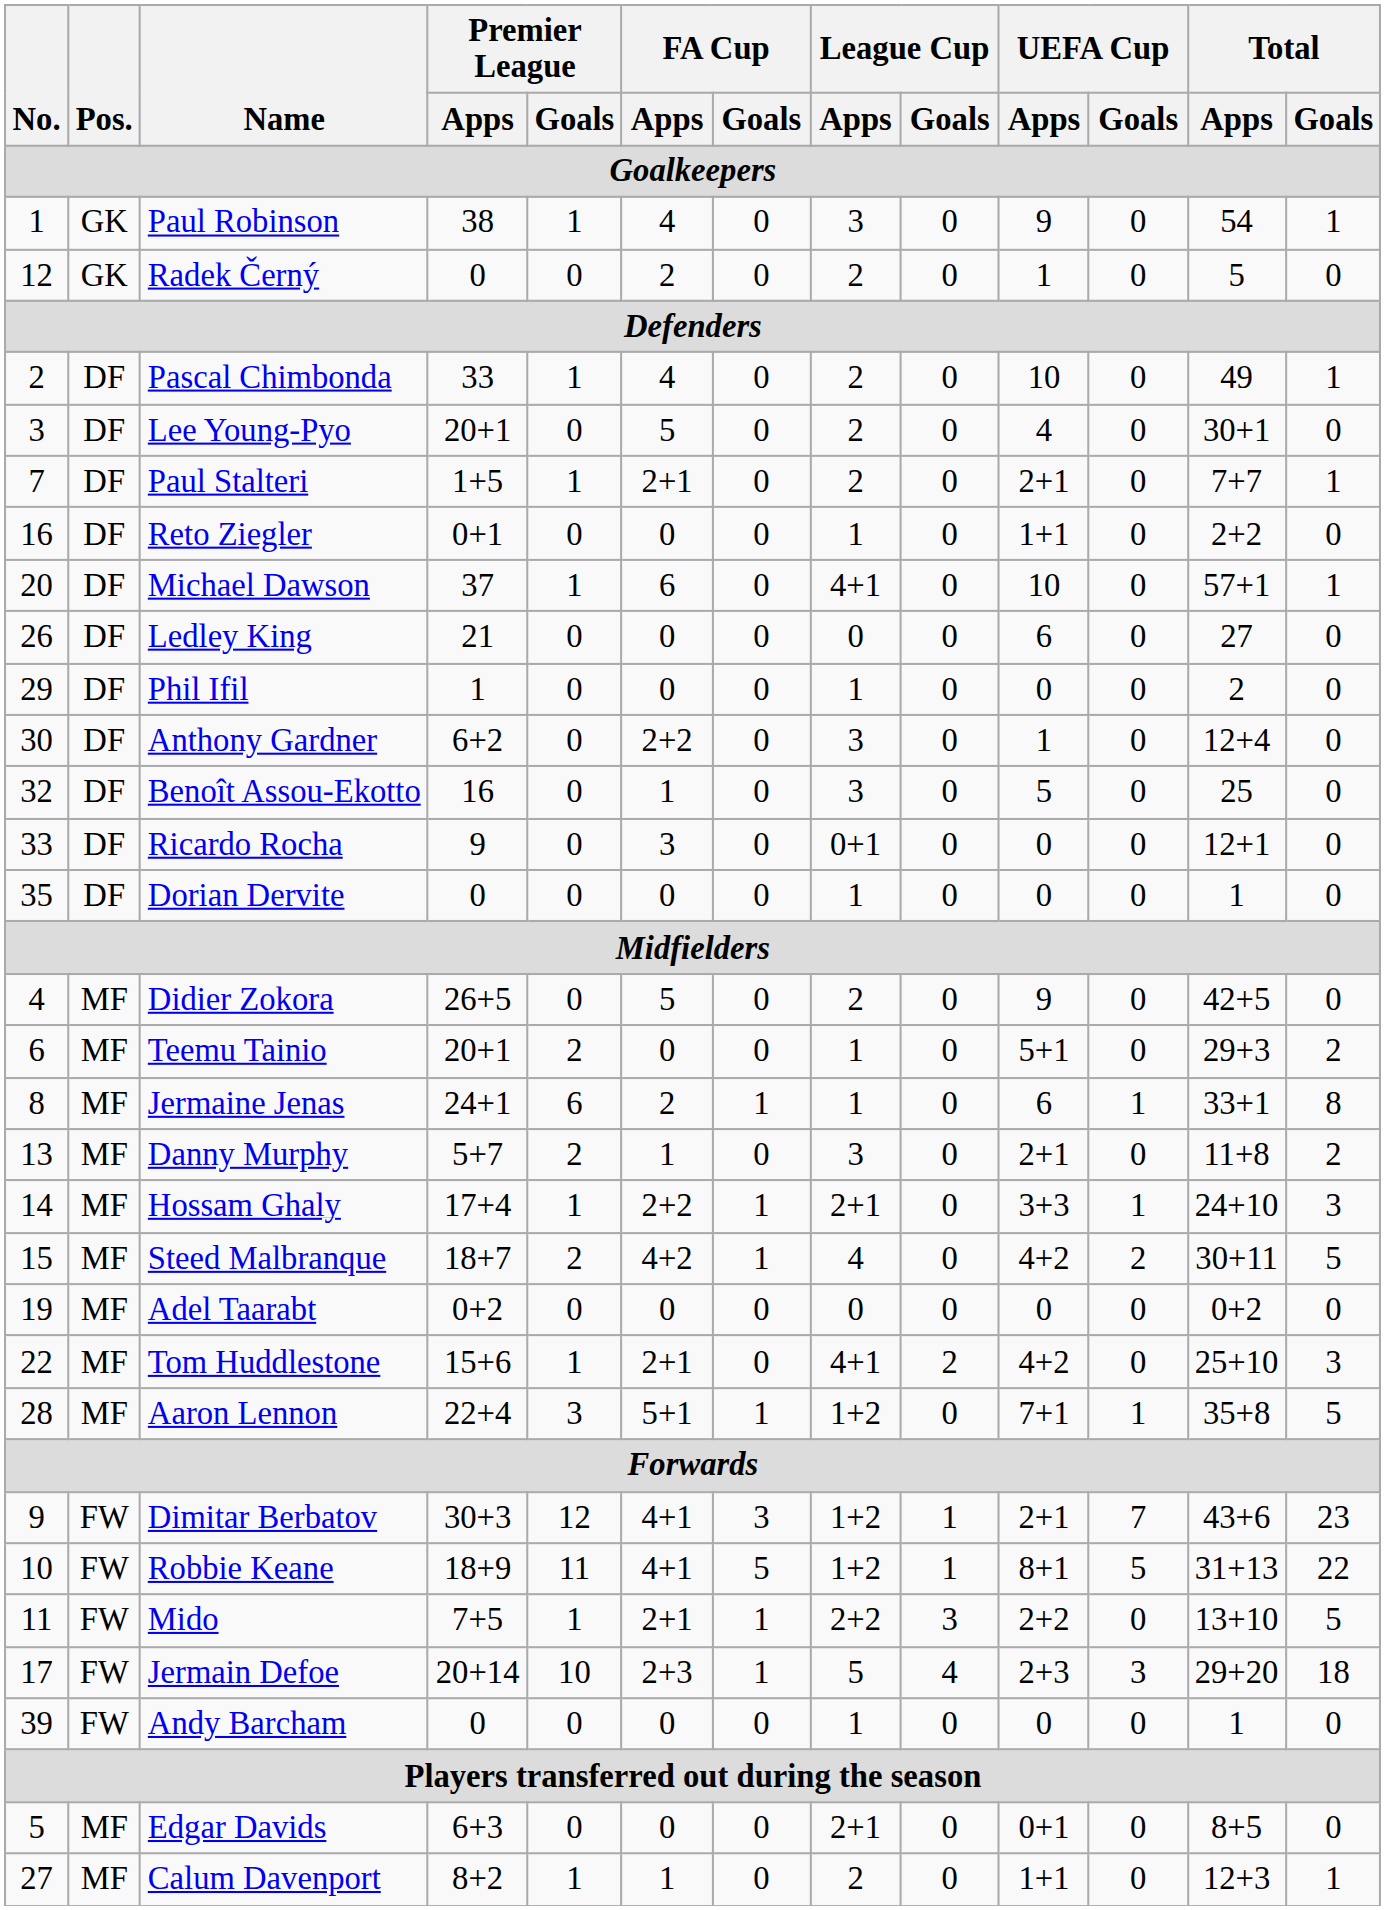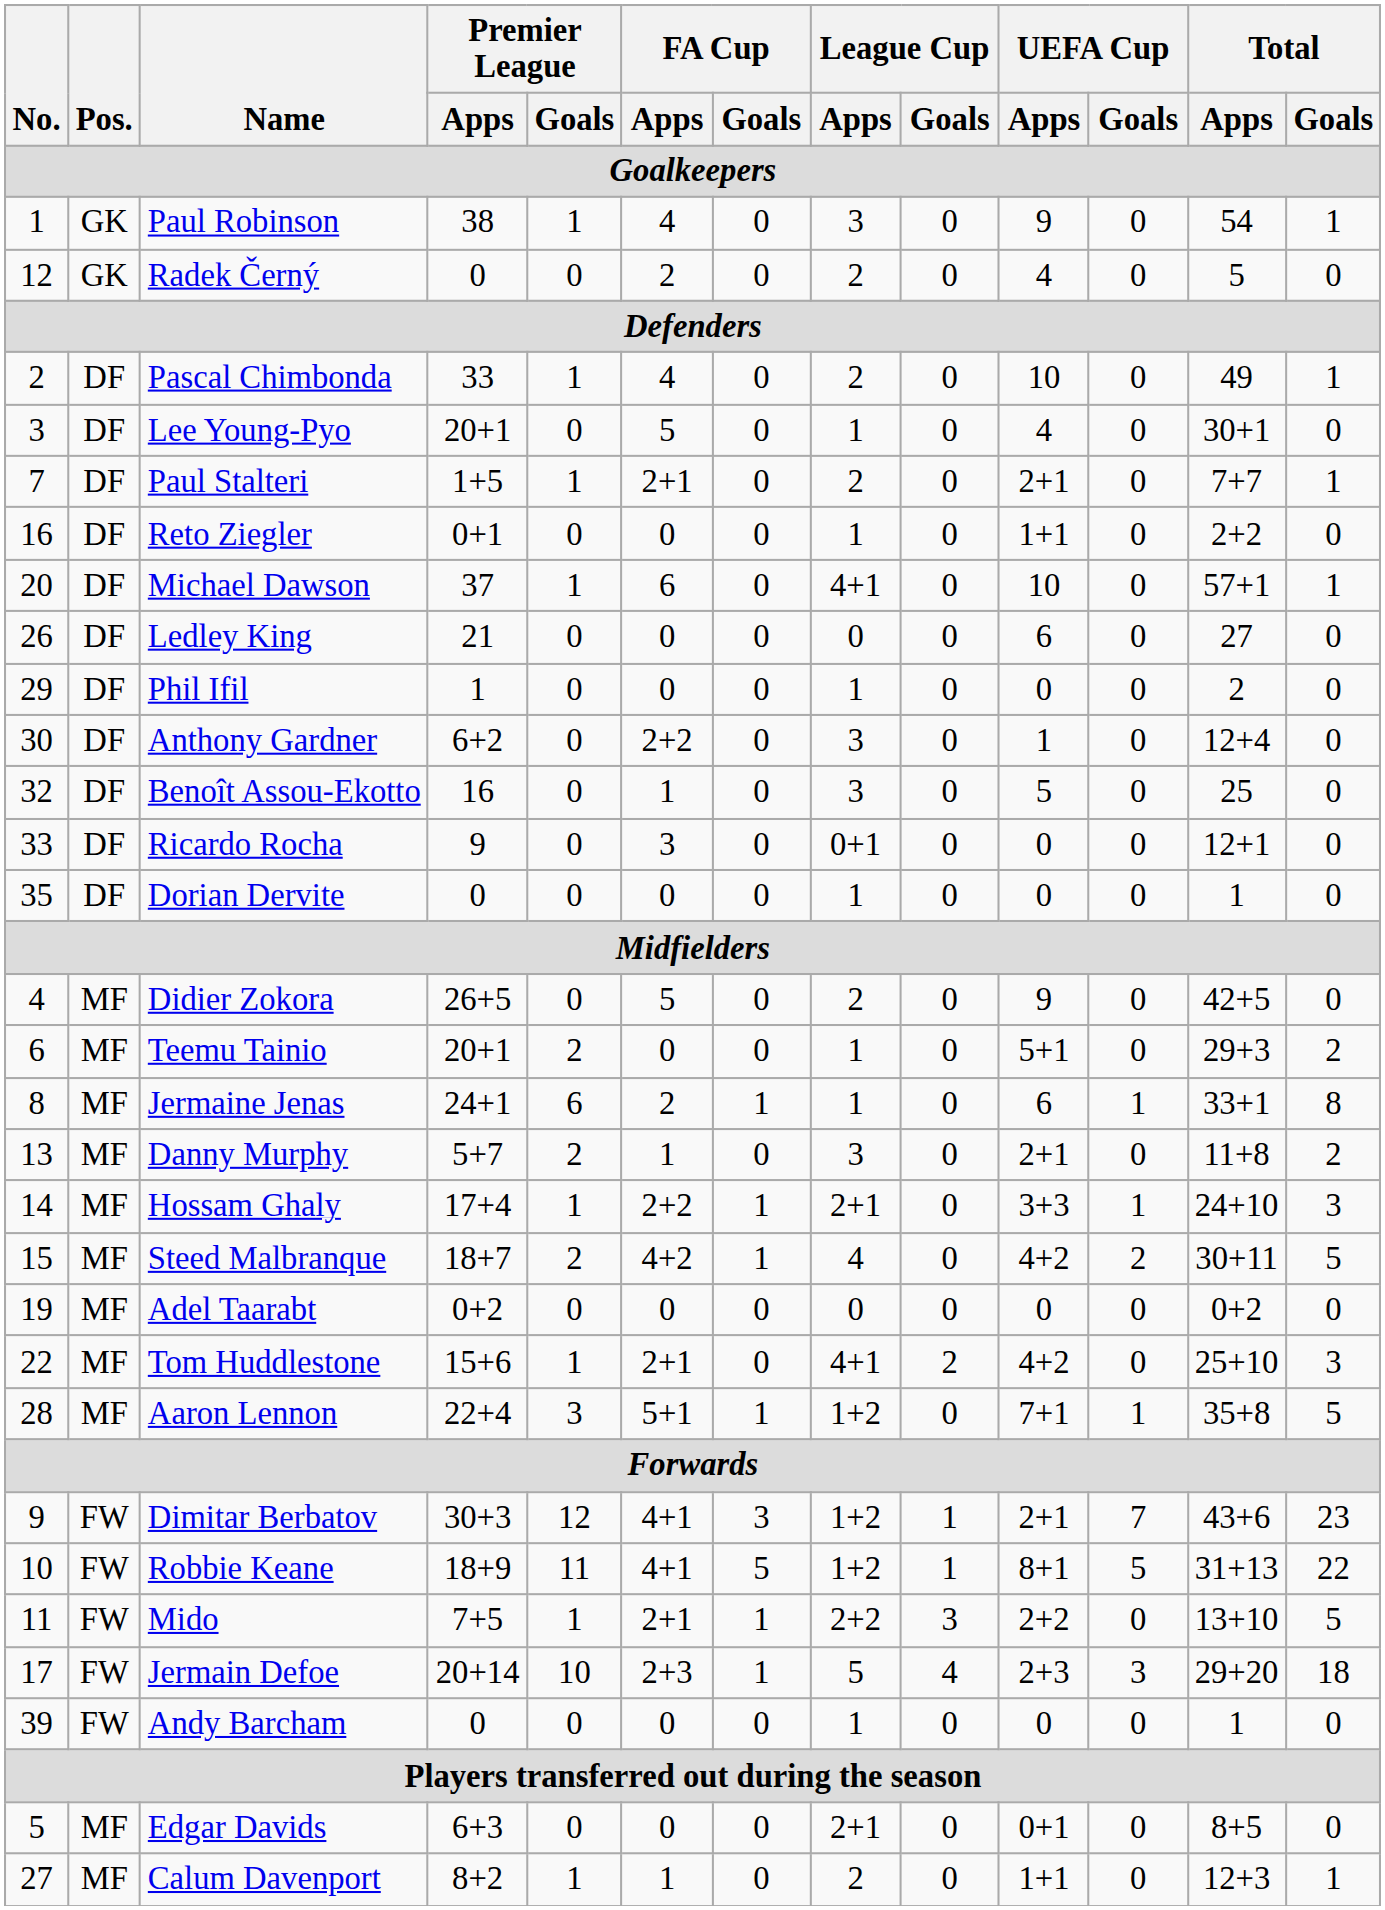(1044, 274) 1 -> (1044, 274) 4
(856, 429) 2 -> (856, 429) 1
